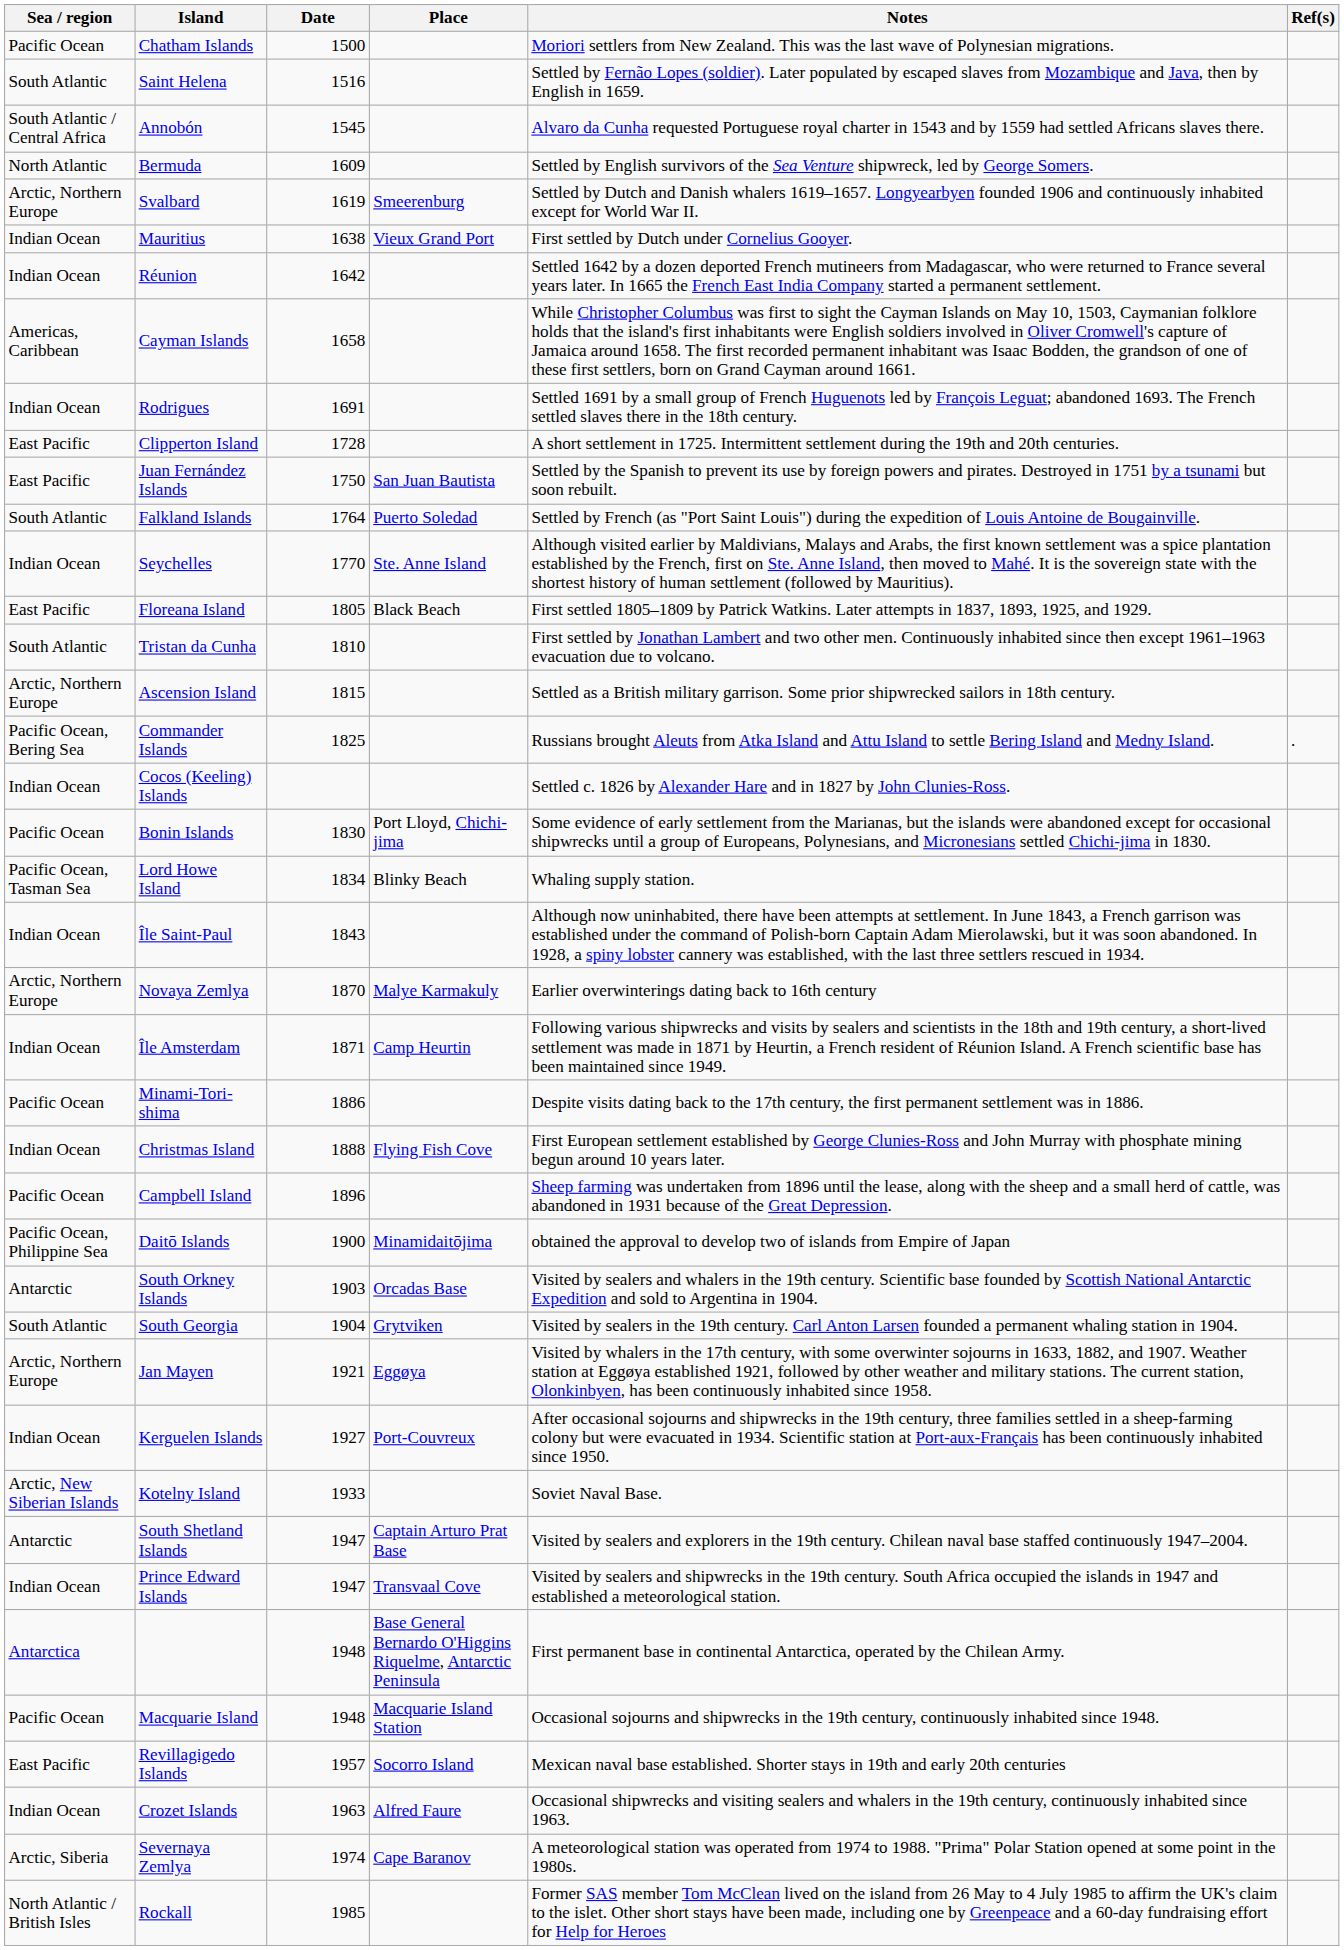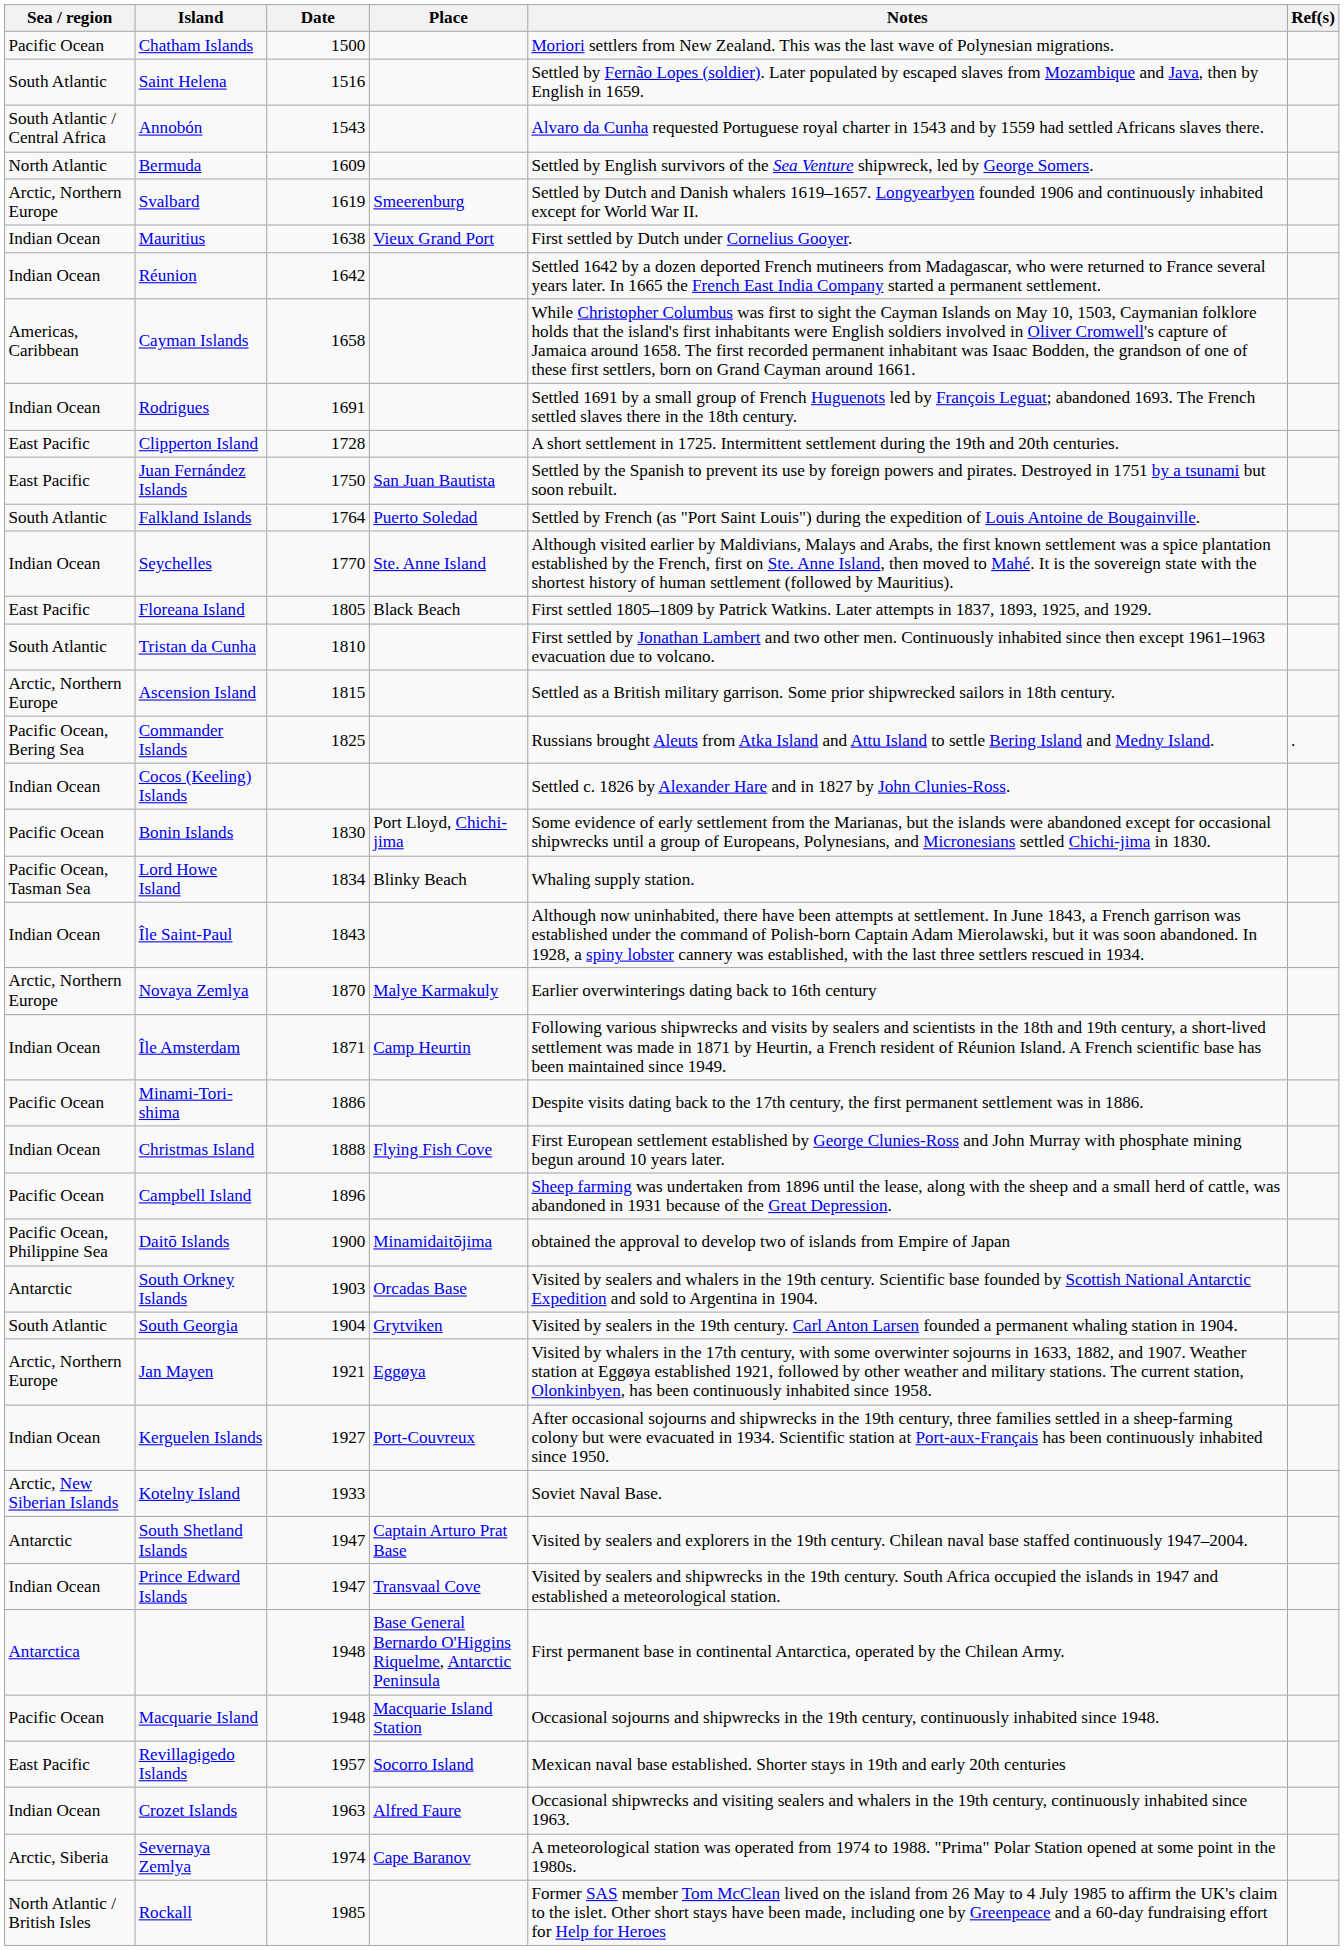(348, 128) 1545 -> (348, 128) 1543
